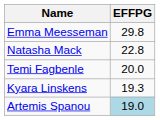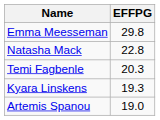(133, 69) 20.0 -> (133, 69) 20.3
(133, 106) lightblue background -> (133, 106) no background
